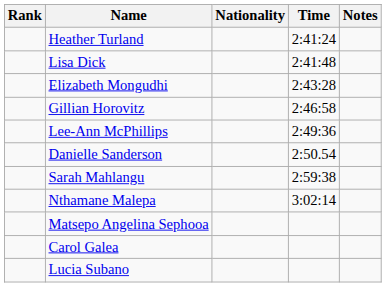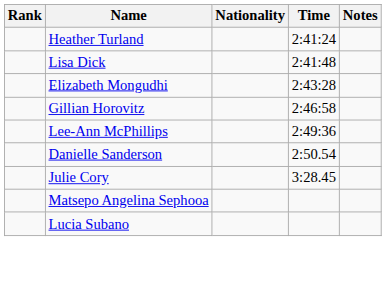- row: (96, 177)
- row: (102, 200)
+ row: (79, 177)
- row: (83, 246)
